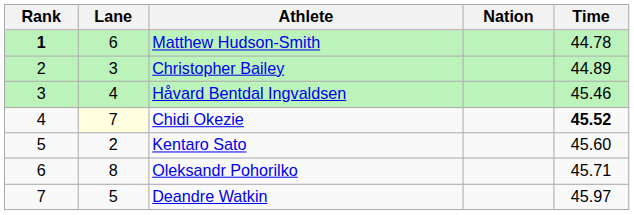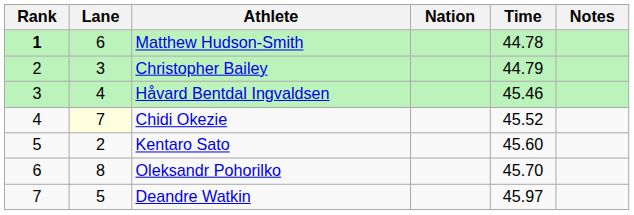+ column: (592, 17)
(591, 68) 44.89 -> (523, 68) 44.79
(591, 119) bold -> (523, 119) normal
(591, 171) 45.71 -> (523, 171) 45.70
